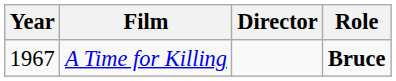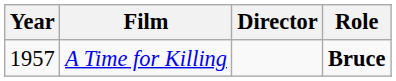(32, 57) 1967 -> (32, 57) 1957
